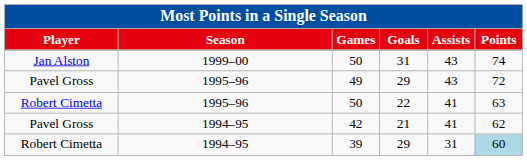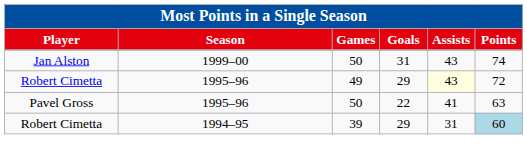(61, 81) Pavel Gross -> (61, 81) Robert Cimetta
(451, 81) no background -> (451, 81) lightyellow background
(61, 102) Robert Cimetta -> (61, 102) Pavel Gross
- row: (356, 123)
